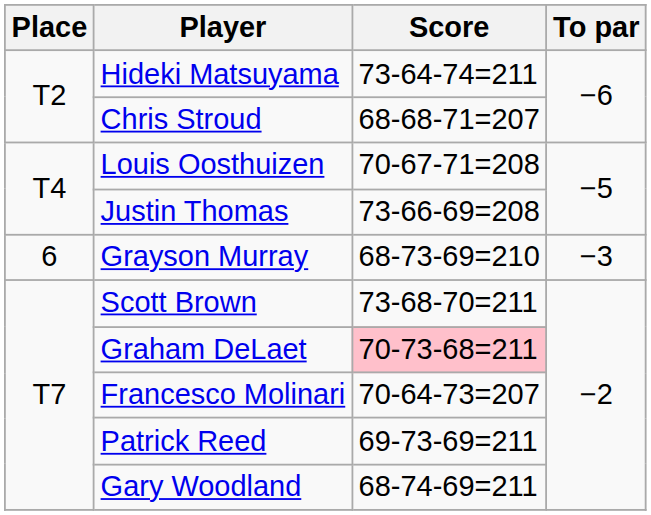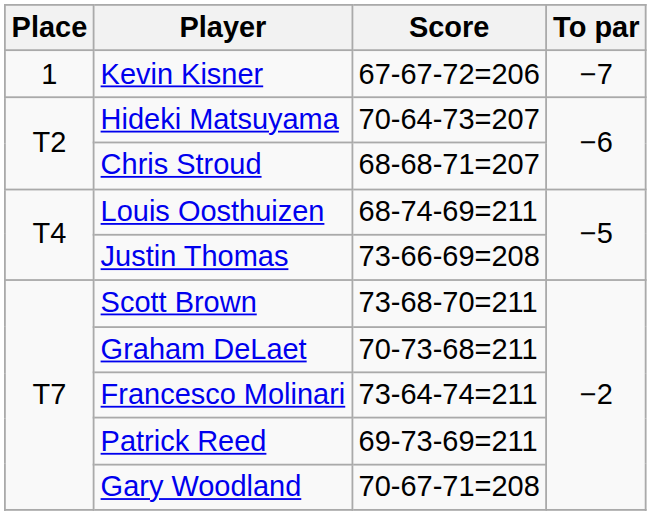+ row: (182, 73)
(448, 73) 73-64-74=211 -> (449, 119) 70-64-73=207
(449, 165) 70-67-71=208 -> (448, 211) 68-74-69=211
- row: (204, 257)
(448, 348) pink background -> (448, 348) no background
(449, 394) 70-64-73=207 -> (448, 394) 73-64-74=211
(448, 486) 68-74-69=211 -> (449, 486) 70-67-71=208
